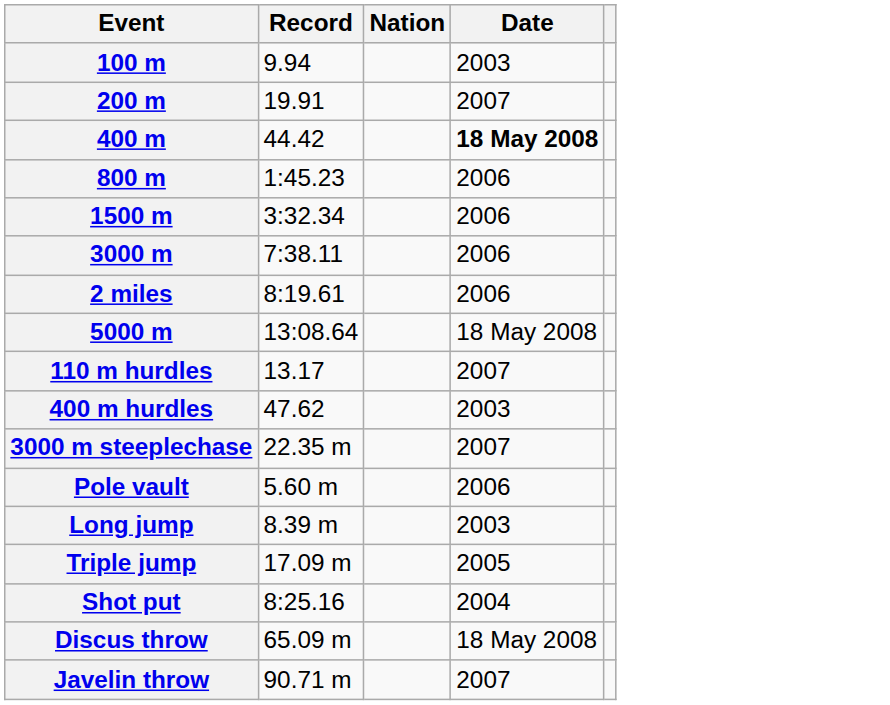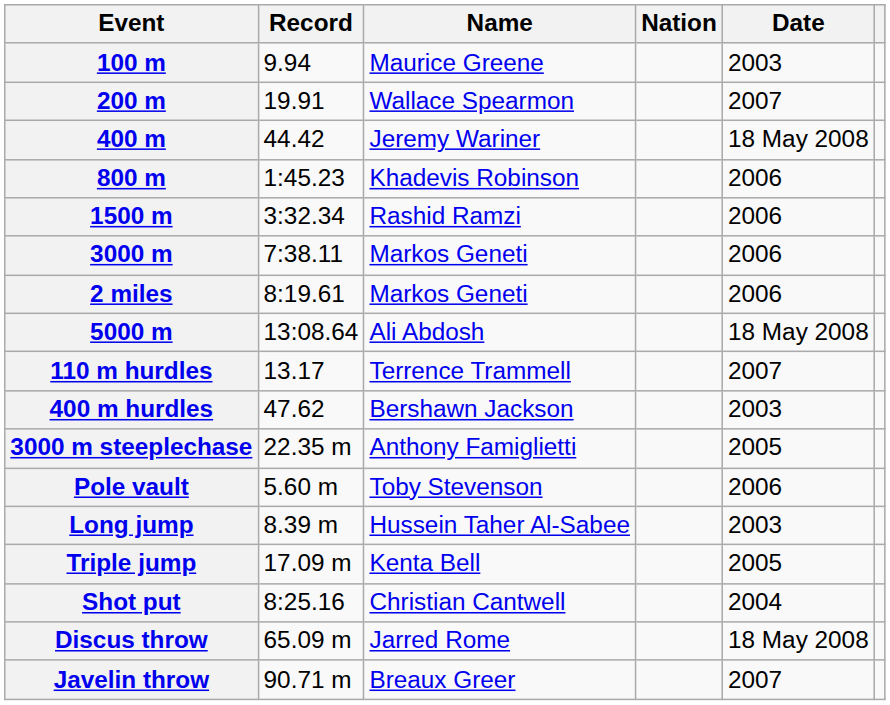+ column: (500, 23)
(527, 139) bold -> (798, 139) normal
(483, 448) 2007 -> (755, 448) 2005
